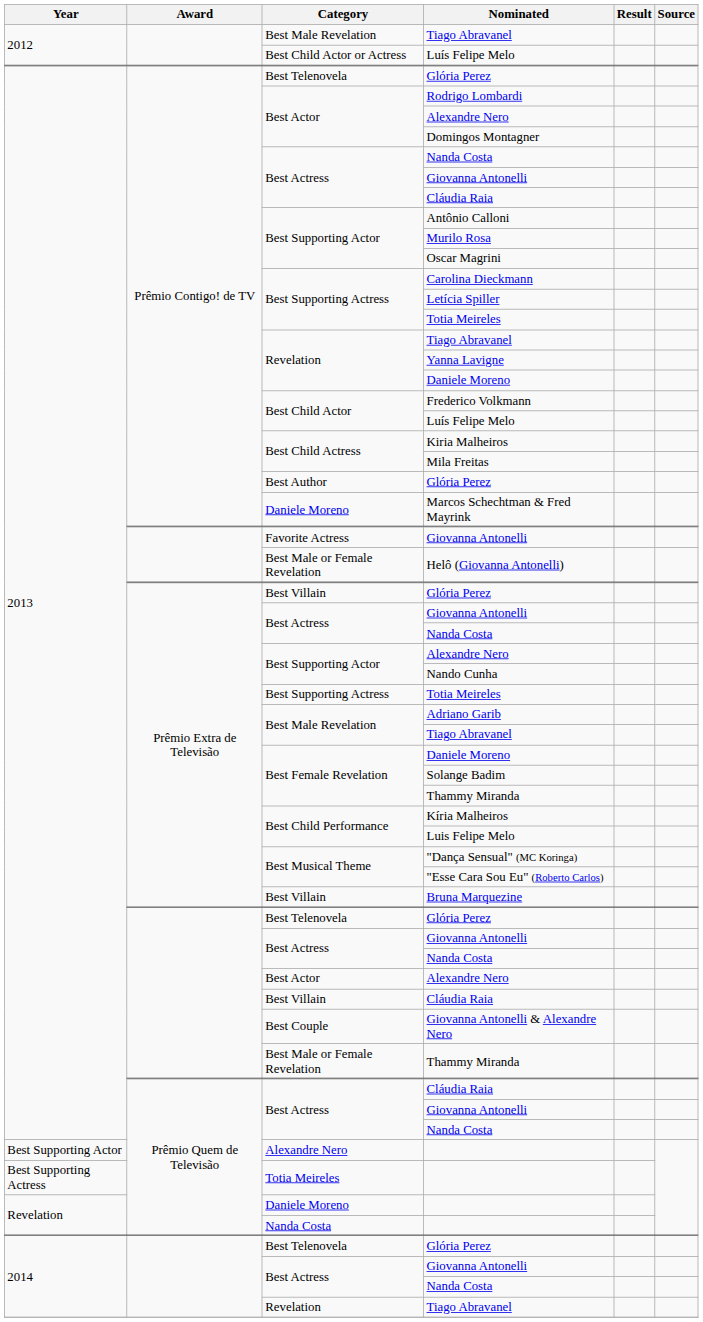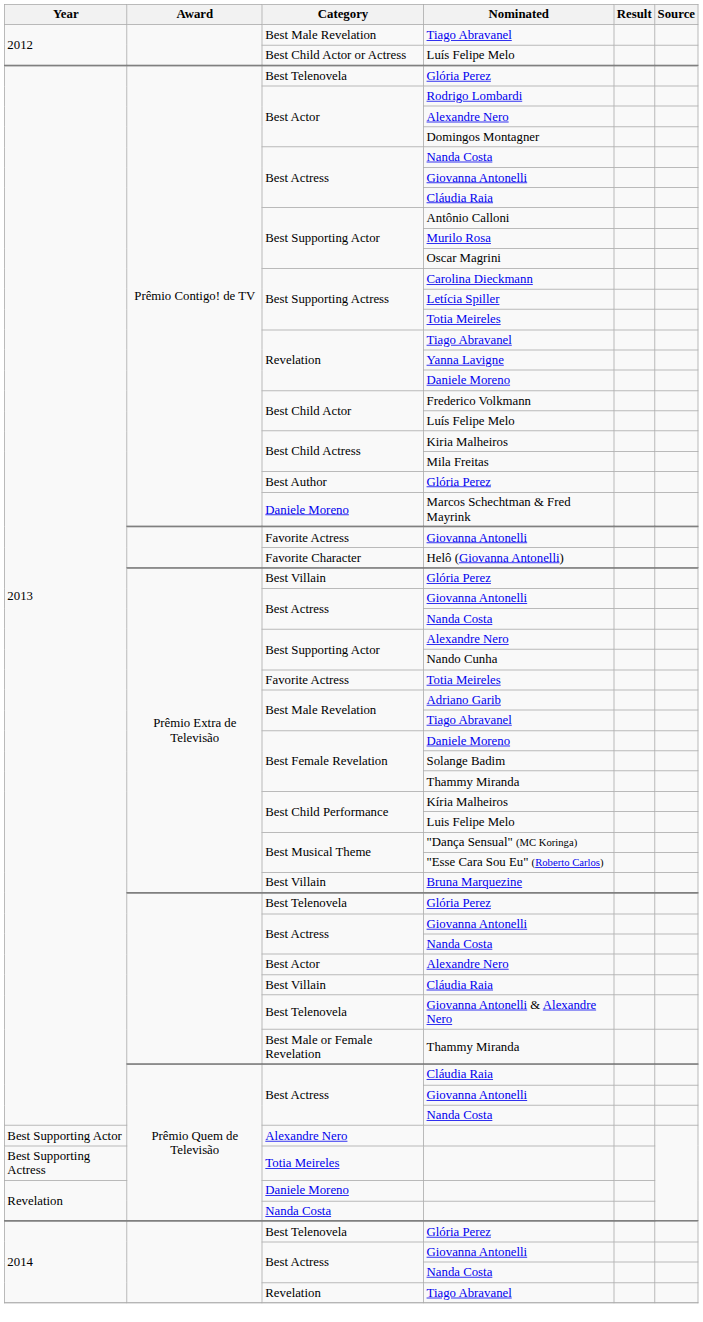(319, 564) Best Male or Female Revelation -> (313, 557) Favorite Character
(327, 694) Best Supporting Actress -> (307, 679) Favorite Actress
(297, 1026) Best Couple -> (306, 1012) Best Telenovela
